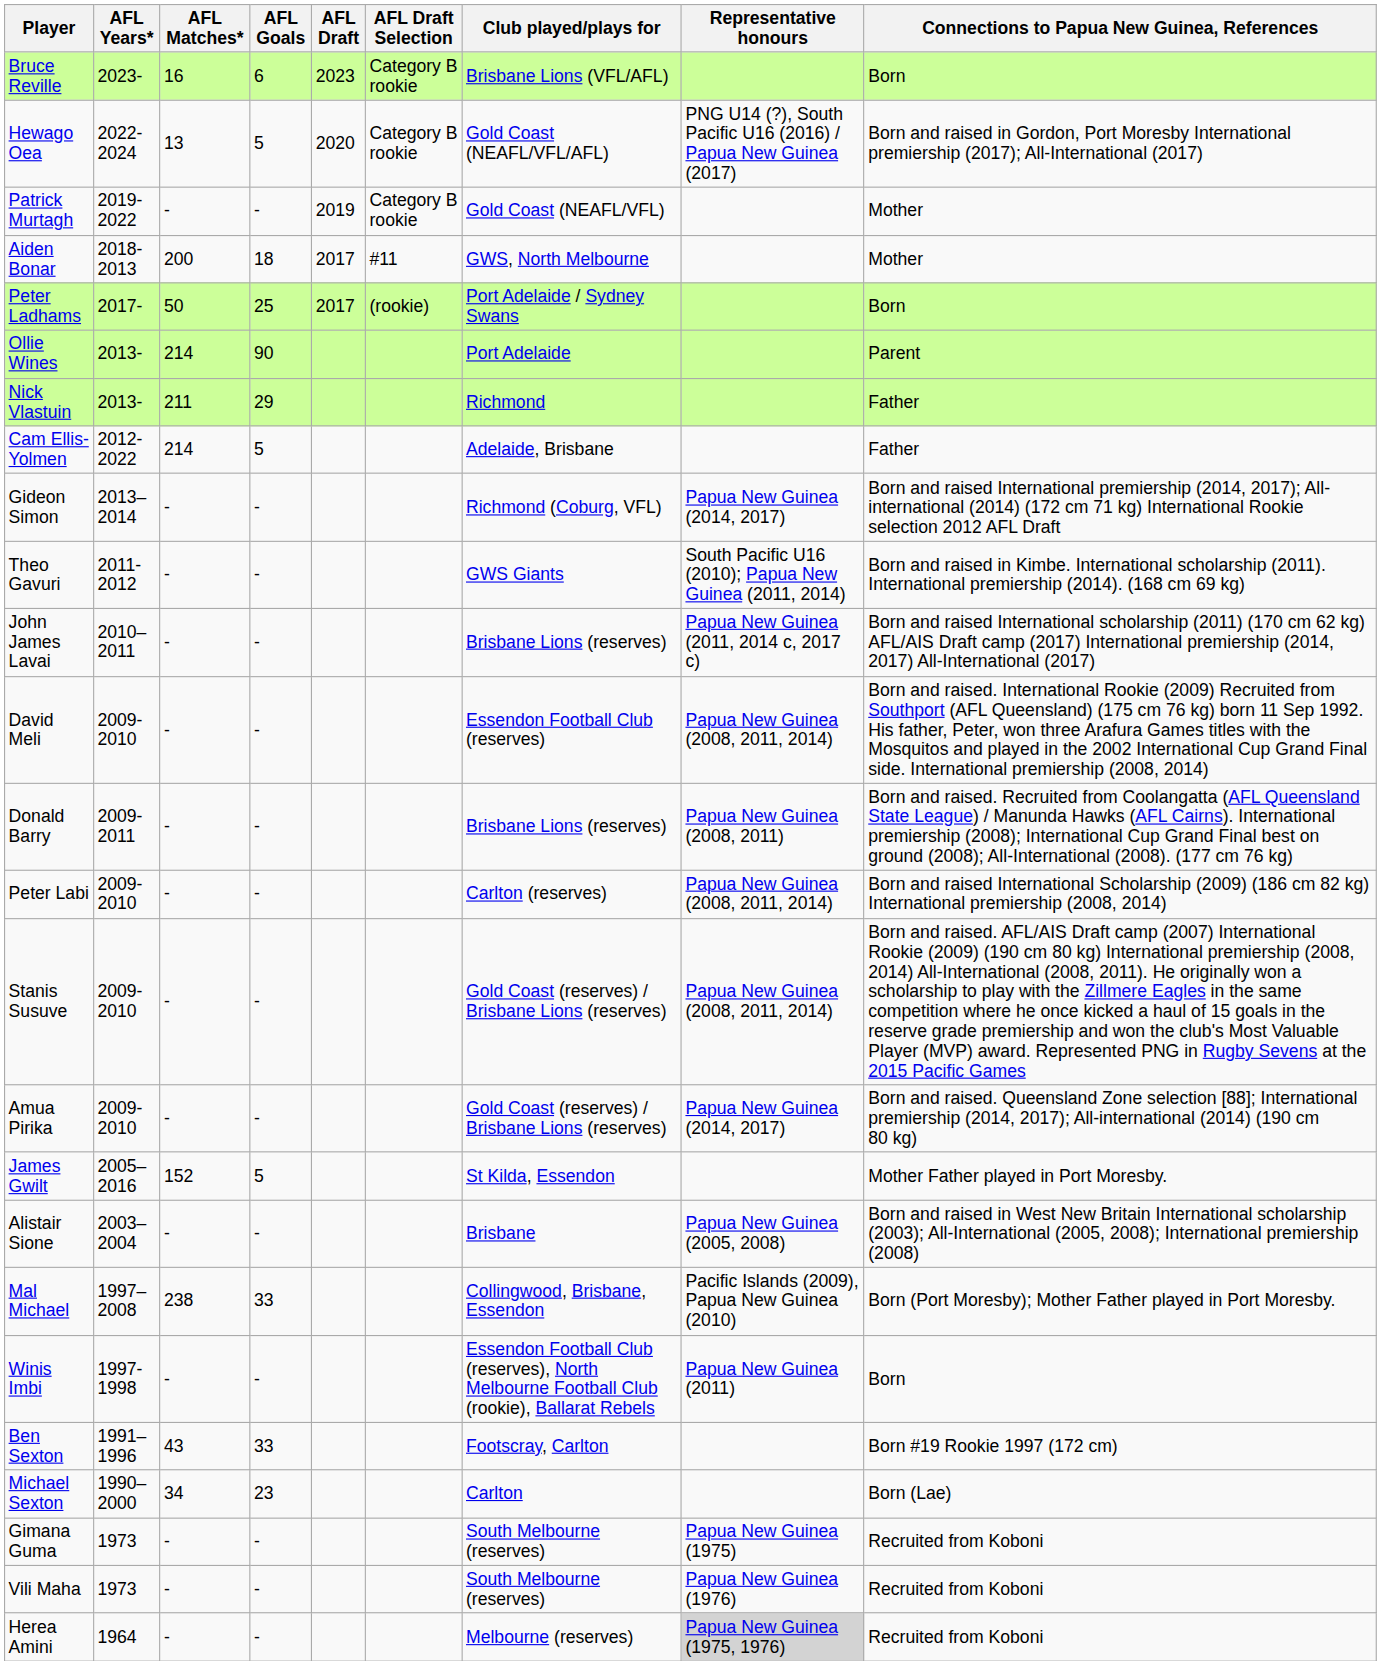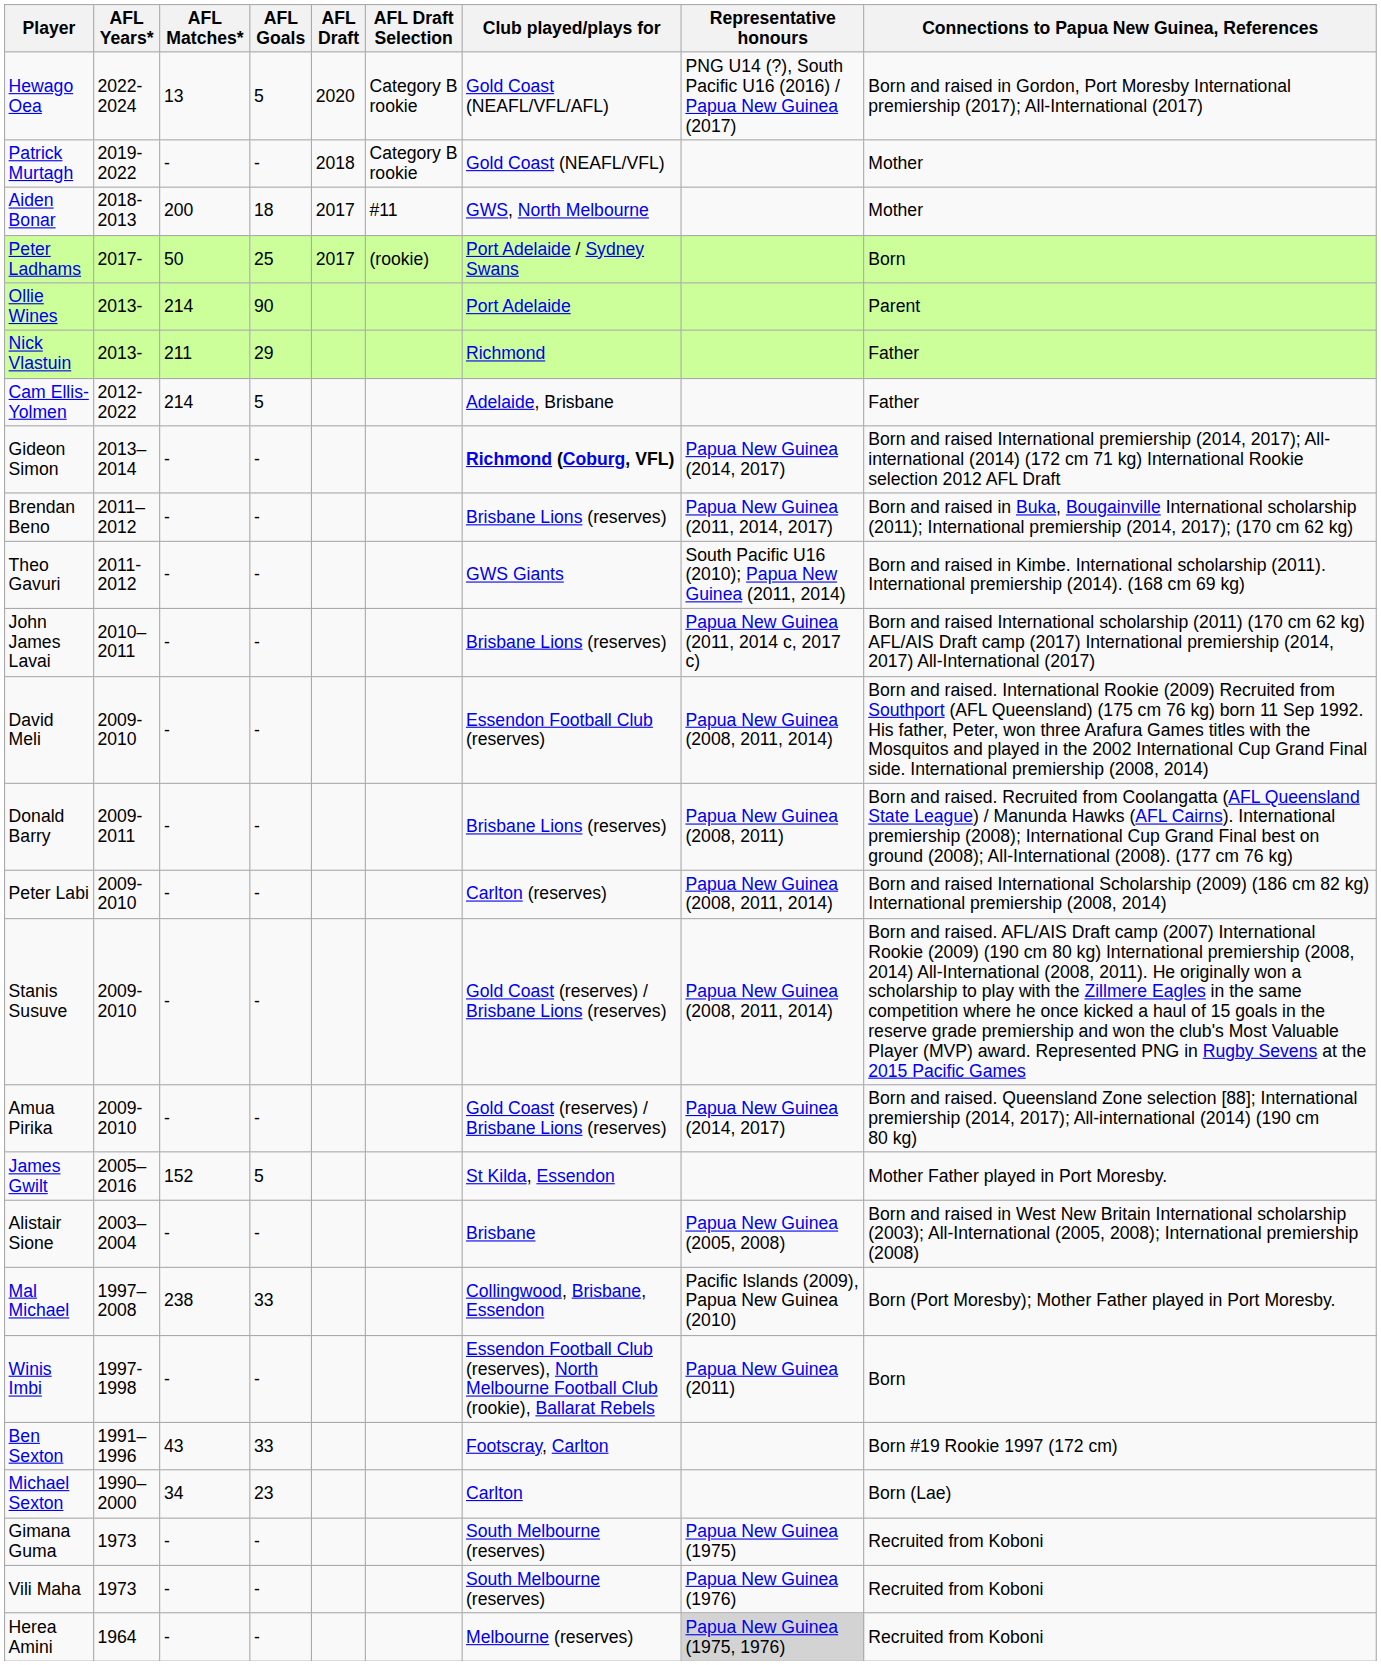- row: (35, 76)
(335, 211) 2019 -> (335, 163) 2018
(564, 507) normal -> (570, 459) bold
+ row: (42, 517)
